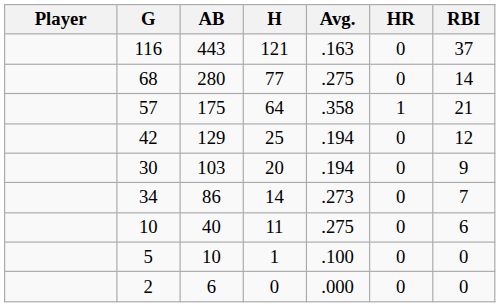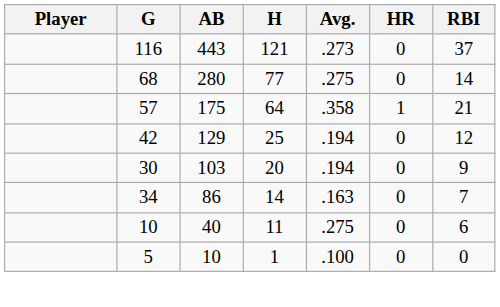(338, 49) .163 -> (338, 49) .273
(338, 197) .273 -> (338, 197) .163
- row: (148, 286)
